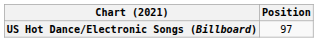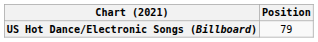(286, 29) 97 -> (286, 29) 79
